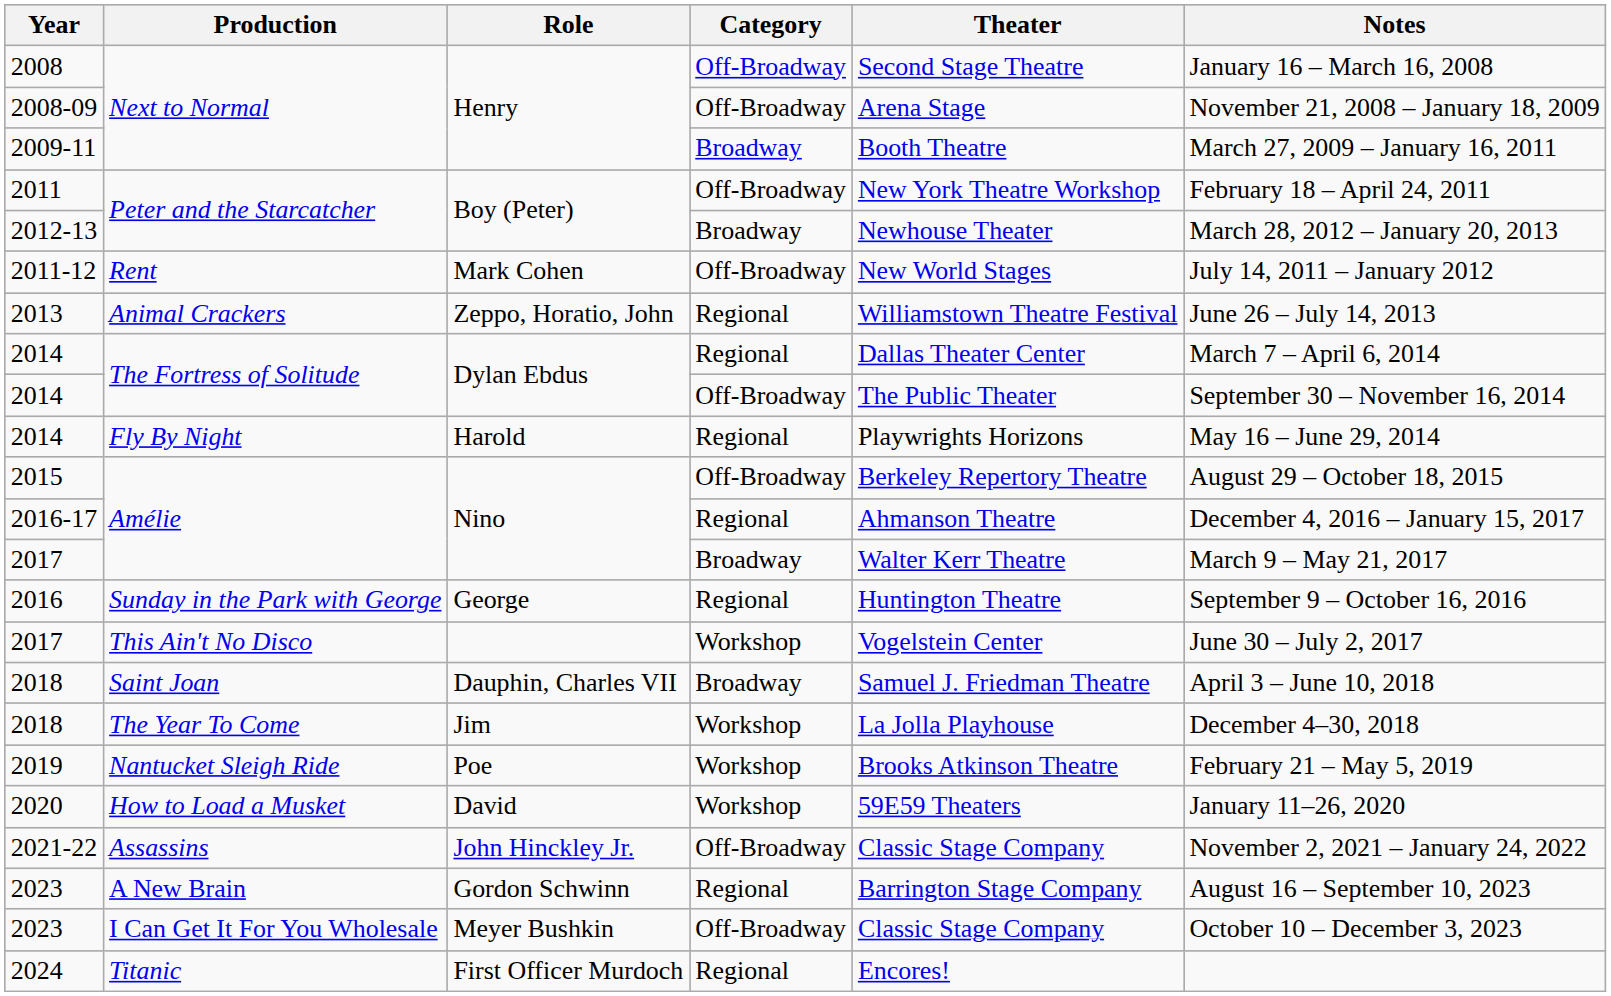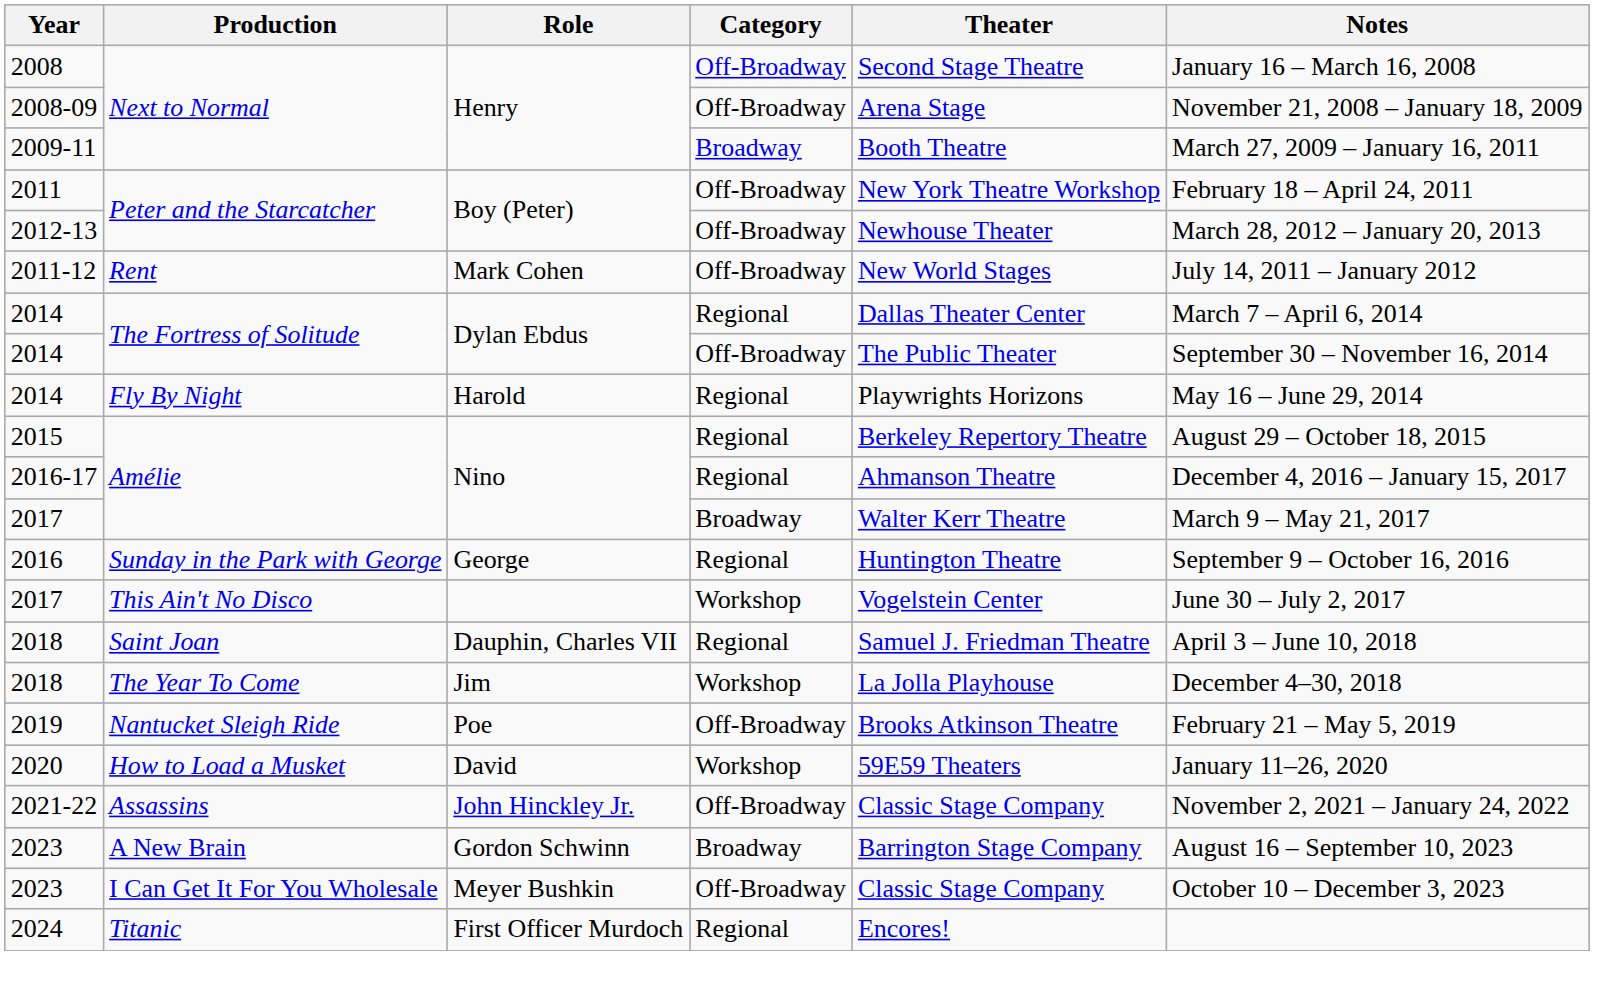(749, 230) Broadway -> (771, 230) Off-Broadway
- row: (37, 312)
(771, 477) Off-Broadway -> (742, 436) Regional
(749, 682) Broadway -> (742, 641) Regional
(748, 764) Workshop -> (771, 723) Off-Broadway
(742, 888) Regional -> (749, 847) Broadway
